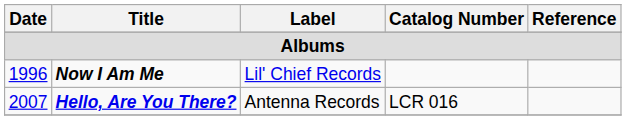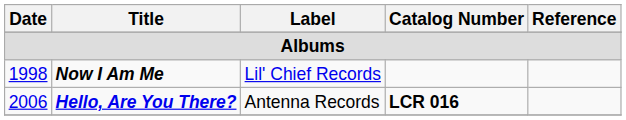(28, 74) 1996 -> (28, 74) 1998
(28, 102) 2007 -> (28, 102) 2006
(424, 102) normal -> (424, 102) bold
